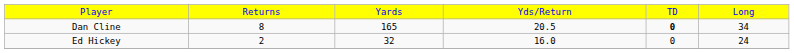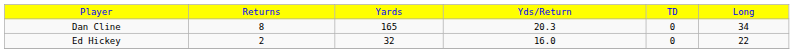(545, 26) 20.5 -> (545, 26) 20.3
(672, 26) bold -> (672, 26) normal
(744, 41) 24 -> (744, 41) 22
